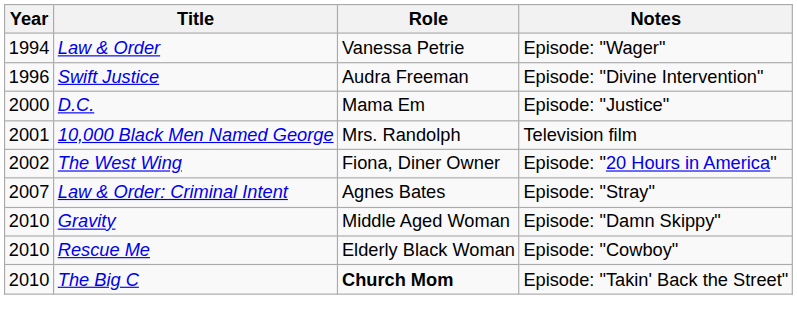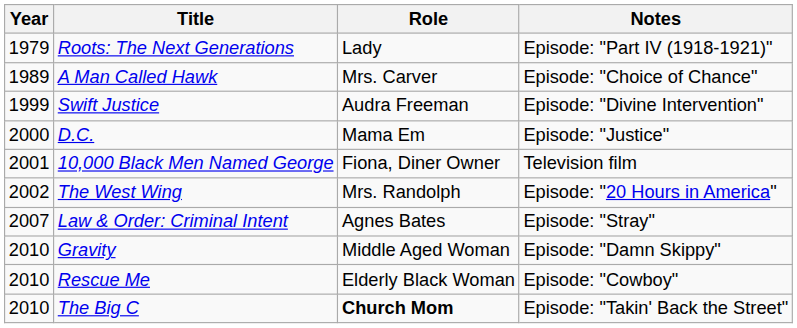+ row: (176, 47)
+ row: (138, 76)
- row: (109, 47)
(29, 76) 1996 -> (29, 105) 1999
(401, 134) Mrs. Randolph -> (421, 163) Fiona, Diner Owner
(421, 163) Fiona, Diner Owner -> (401, 192) Mrs. Randolph
